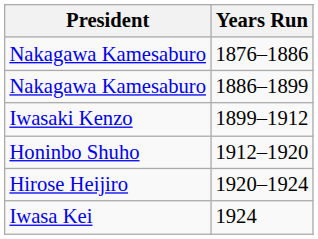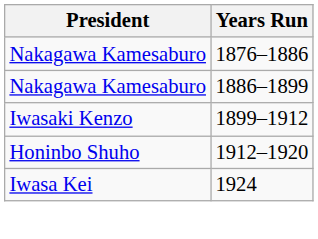- row: (262, 184)
